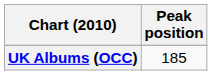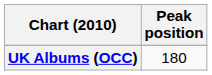(174, 57) 185 -> (174, 57) 180
